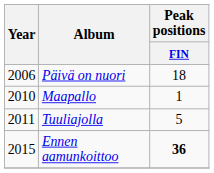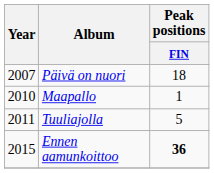(22, 75) 2006 -> (22, 75) 2007
